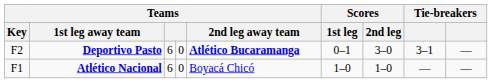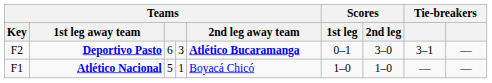(181, 50) 0 -> (181, 50) 3
(170, 68) 6 -> (170, 68) 5
(181, 68) 0 -> (181, 68) 1
